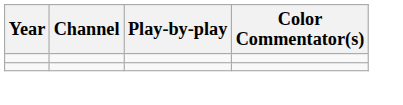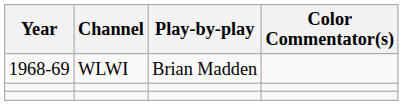+ row: (39, 68)
